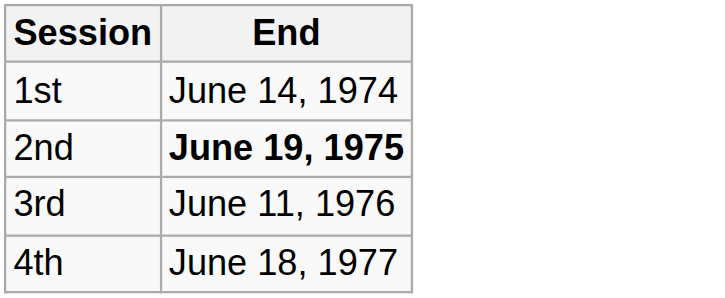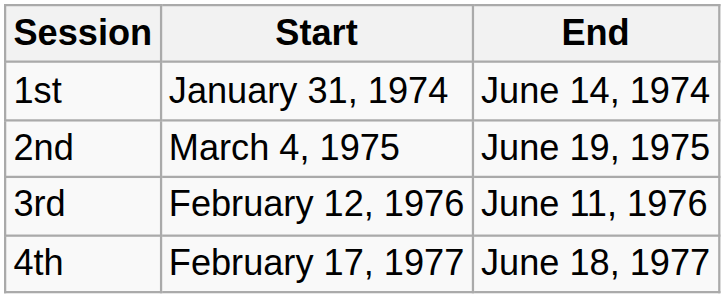+ column: (317, 33)
(286, 147) bold -> (596, 147) normal
